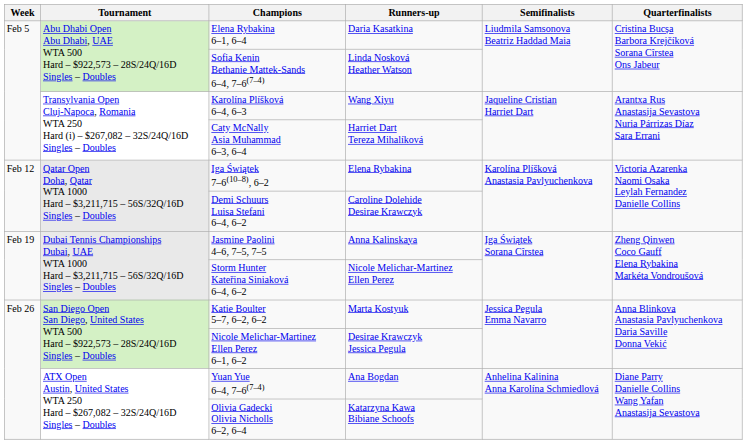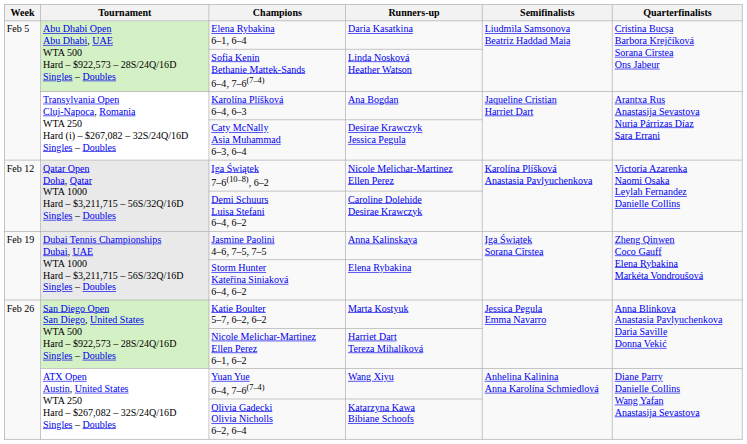(371, 100) Wang Xiyu -> (373, 100) Ana Bogdan
(386, 134) Harriet Dart Tereza Mihalíková -> (385, 134) Desirae Krawczyk Jessica Pegula
(380, 168) Elena Rybakina -> (400, 174) Nicole Melichar-Martinez Ellen Perez
(400, 274) Nicole Melichar-Martinez Ellen Perez -> (380, 268) Elena Rybakina
(385, 342) Desirae Krawczyk Jessica Pegula -> (386, 342) Harriet Dart Tereza Mihalíková
(373, 377) Ana Bogdan -> (371, 377) Wang Xiyu
